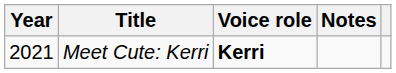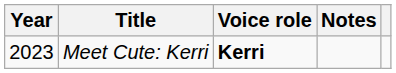(31, 52) 2021 -> (31, 52) 2023
